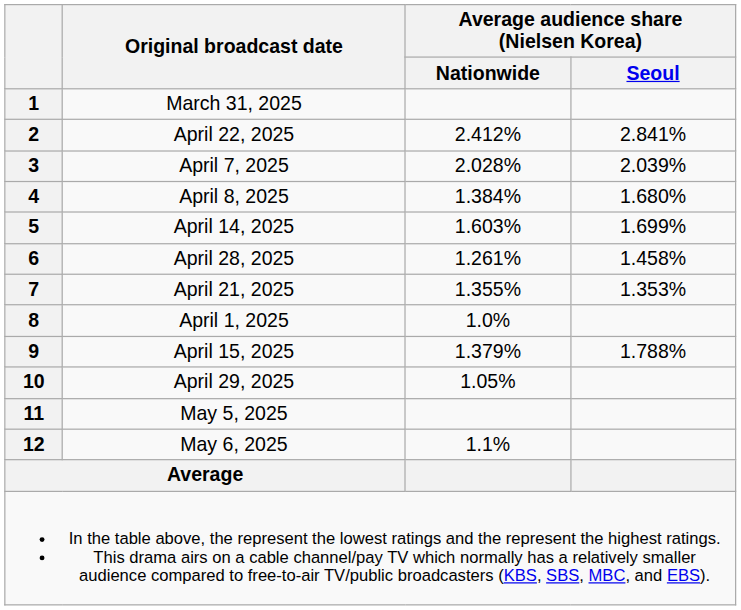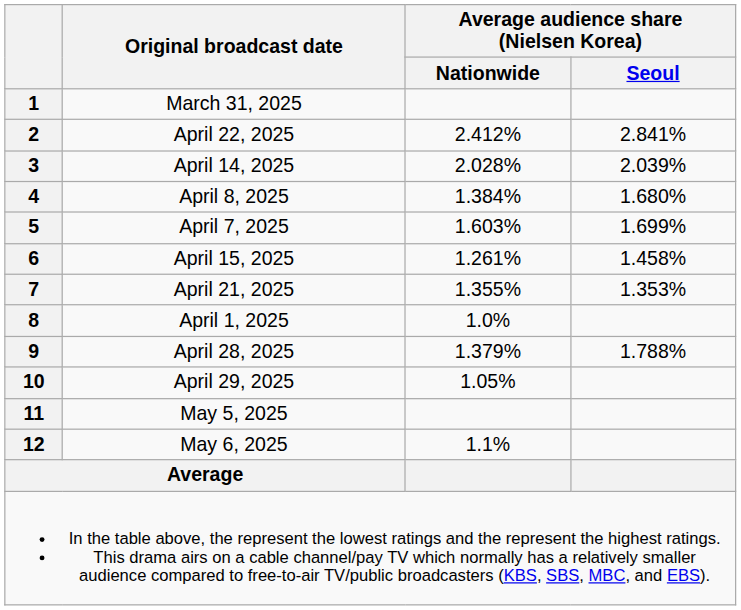(234, 165) April 7, 2025 -> (234, 165) April 14, 2025
(234, 227) April 14, 2025 -> (234, 227) April 7, 2025
(234, 258) April 28, 2025 -> (234, 258) April 15, 2025
(234, 351) April 15, 2025 -> (234, 351) April 28, 2025
